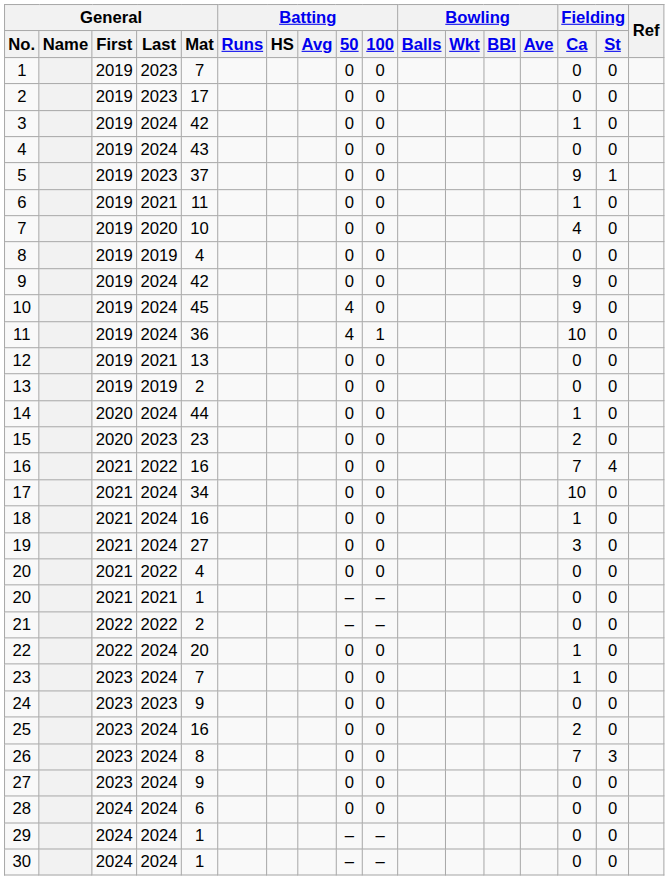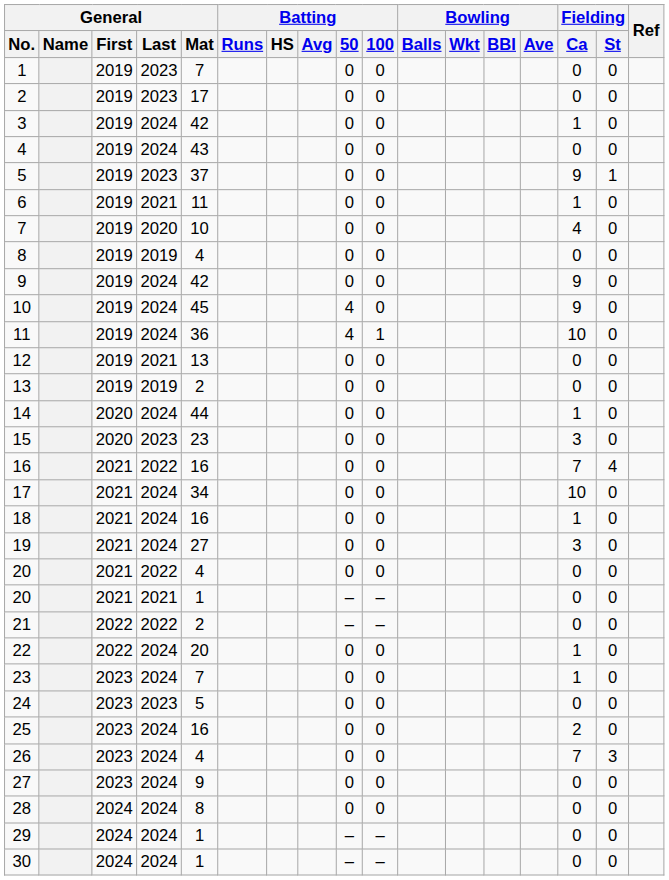(577, 439) 2 -> (577, 439) 3
(200, 703) 9 -> (200, 703) 5
(200, 756) 8 -> (200, 756) 4
(200, 809) 6 -> (200, 809) 8
